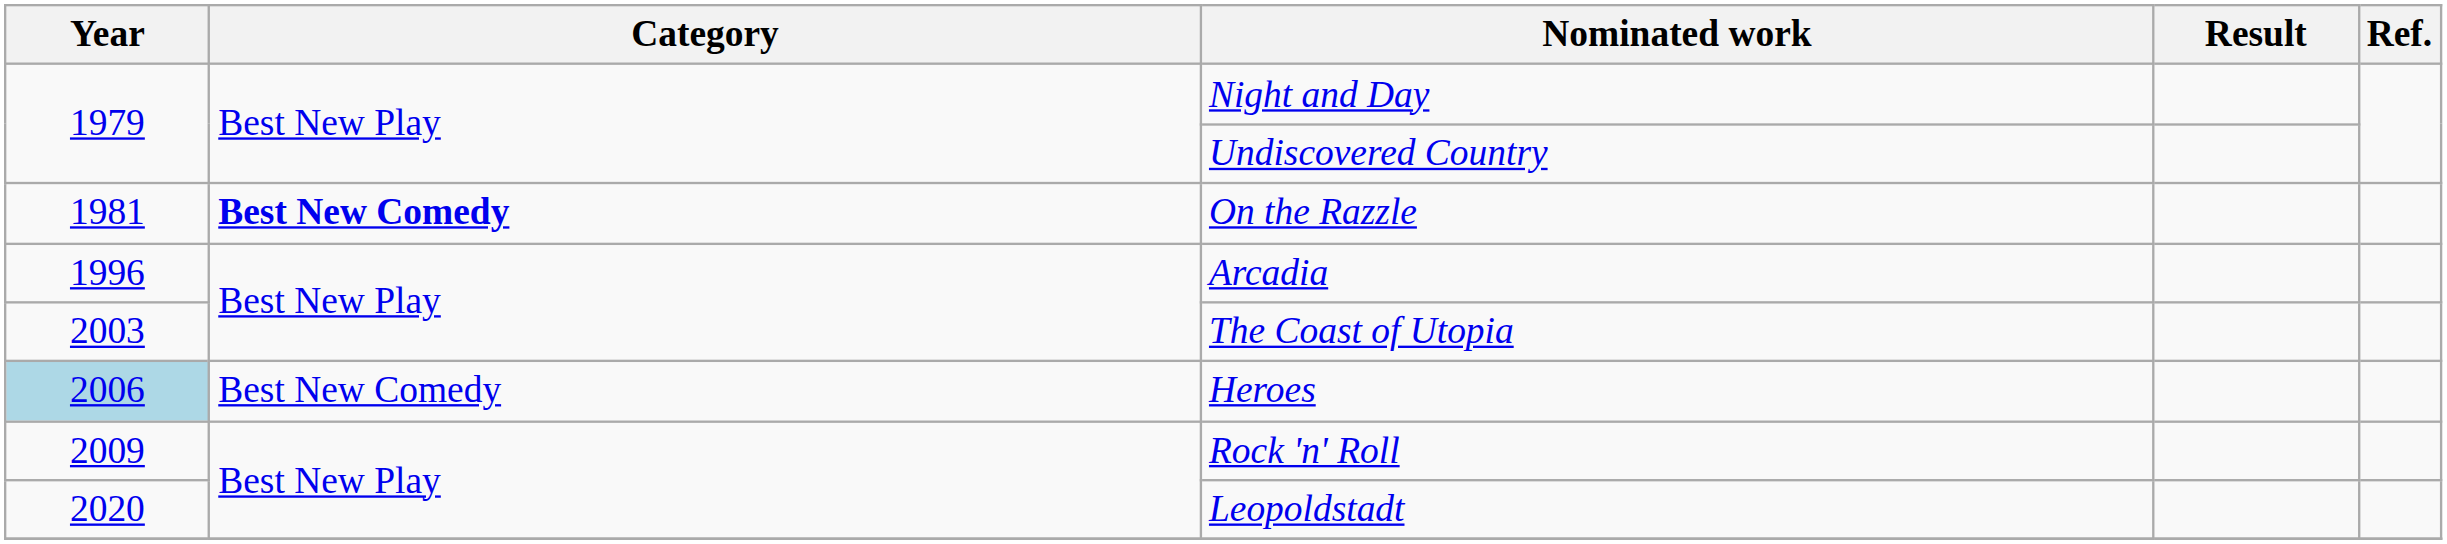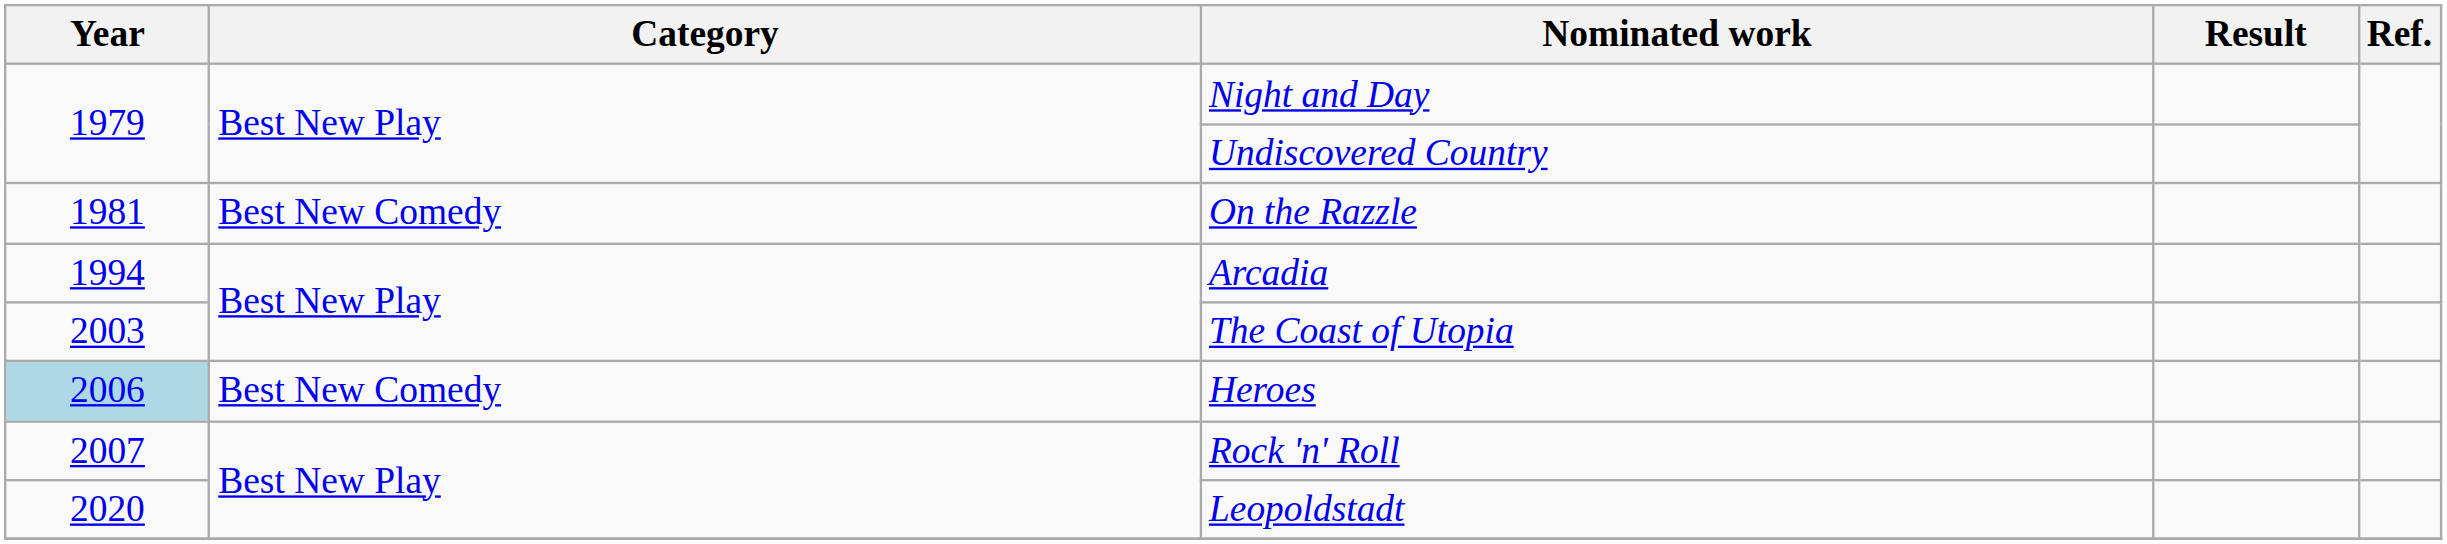(364, 212) bold -> (360, 212) normal
(107, 271) 1996 -> (107, 271) 1994
(107, 449) 2009 -> (107, 449) 2007
